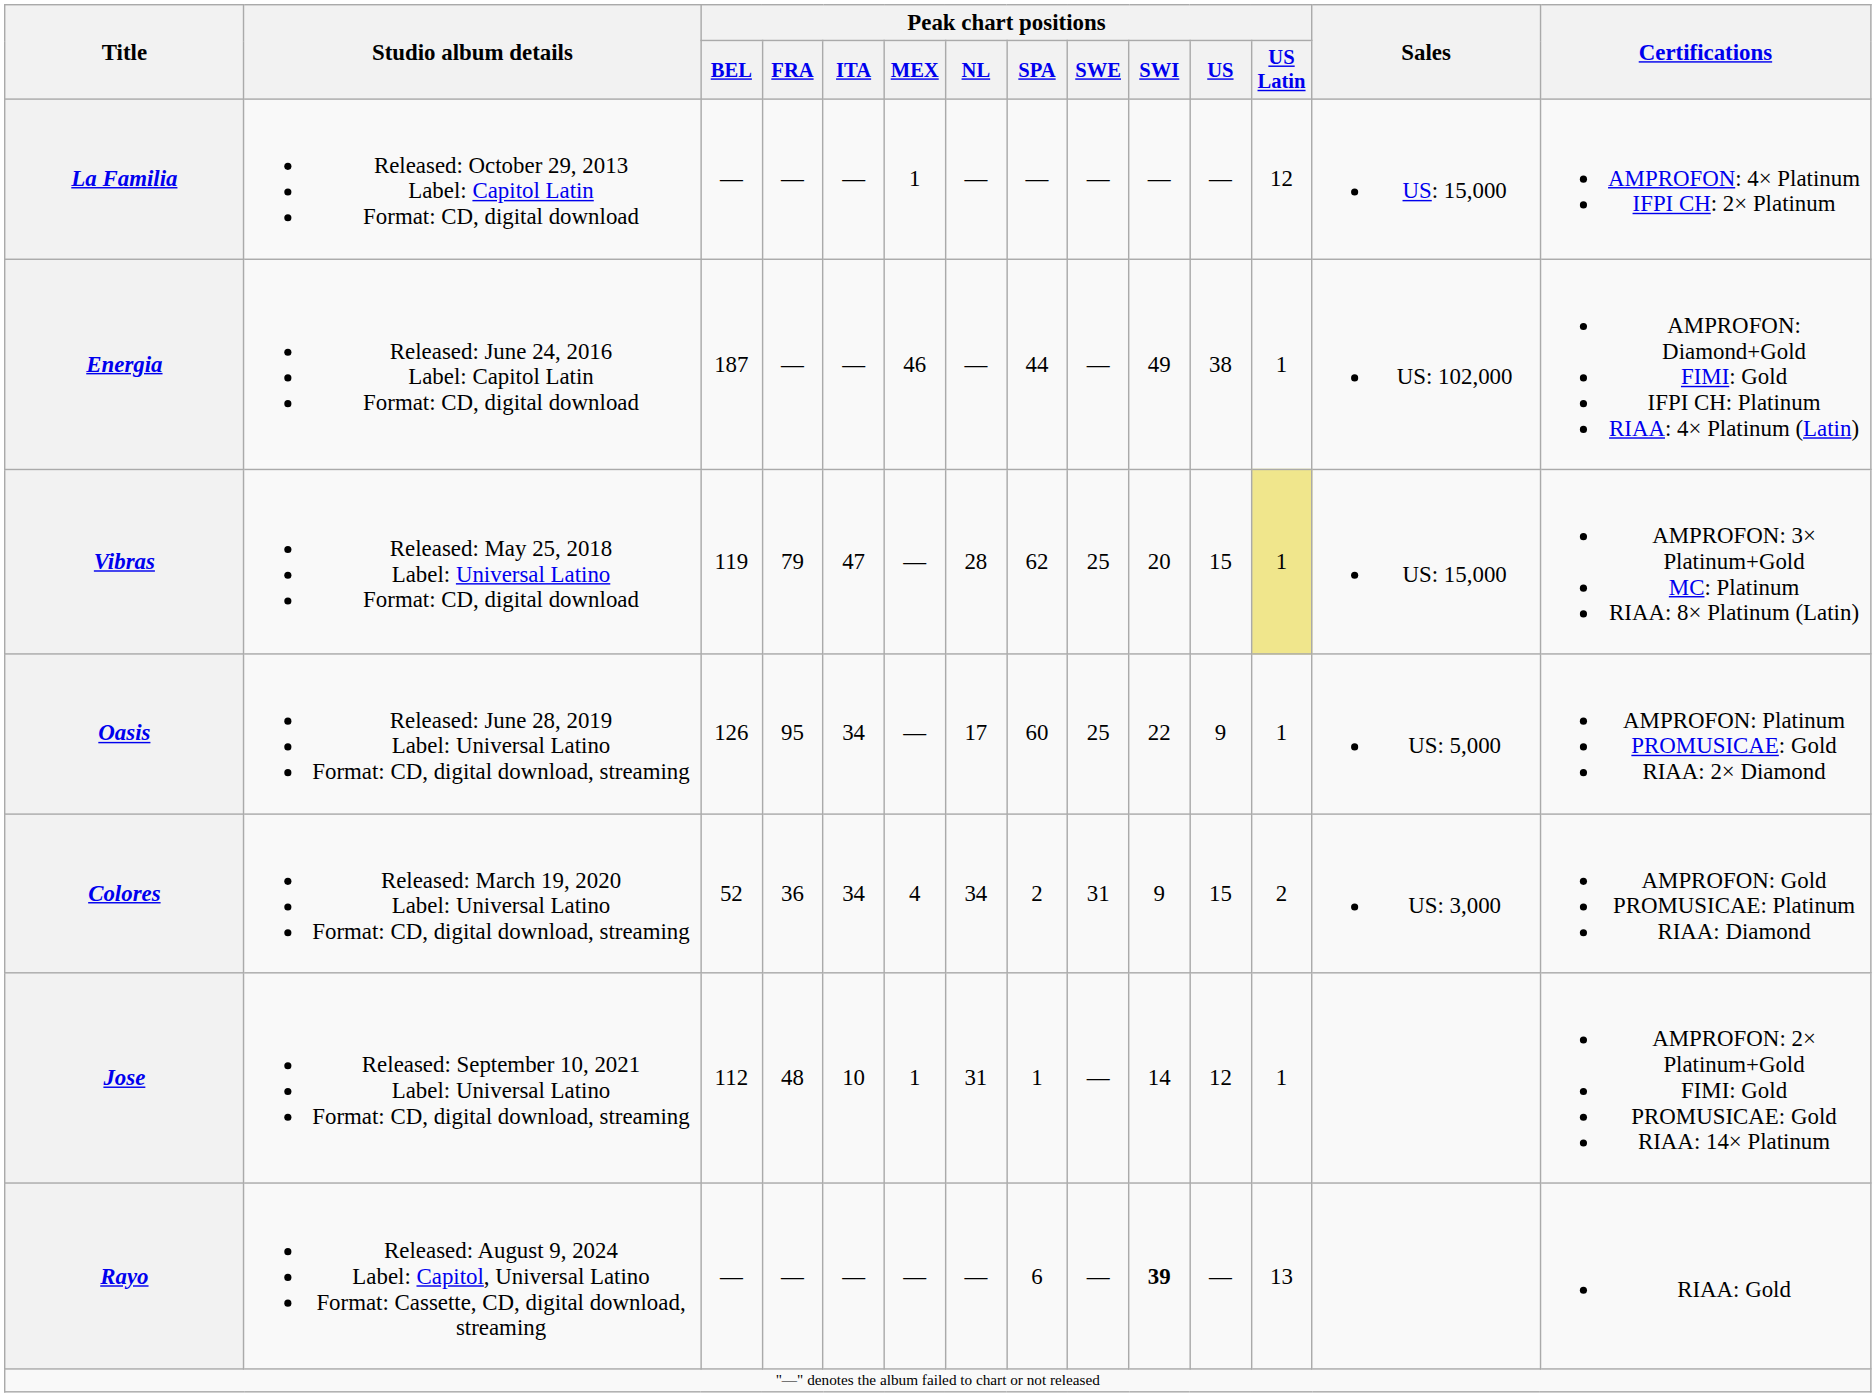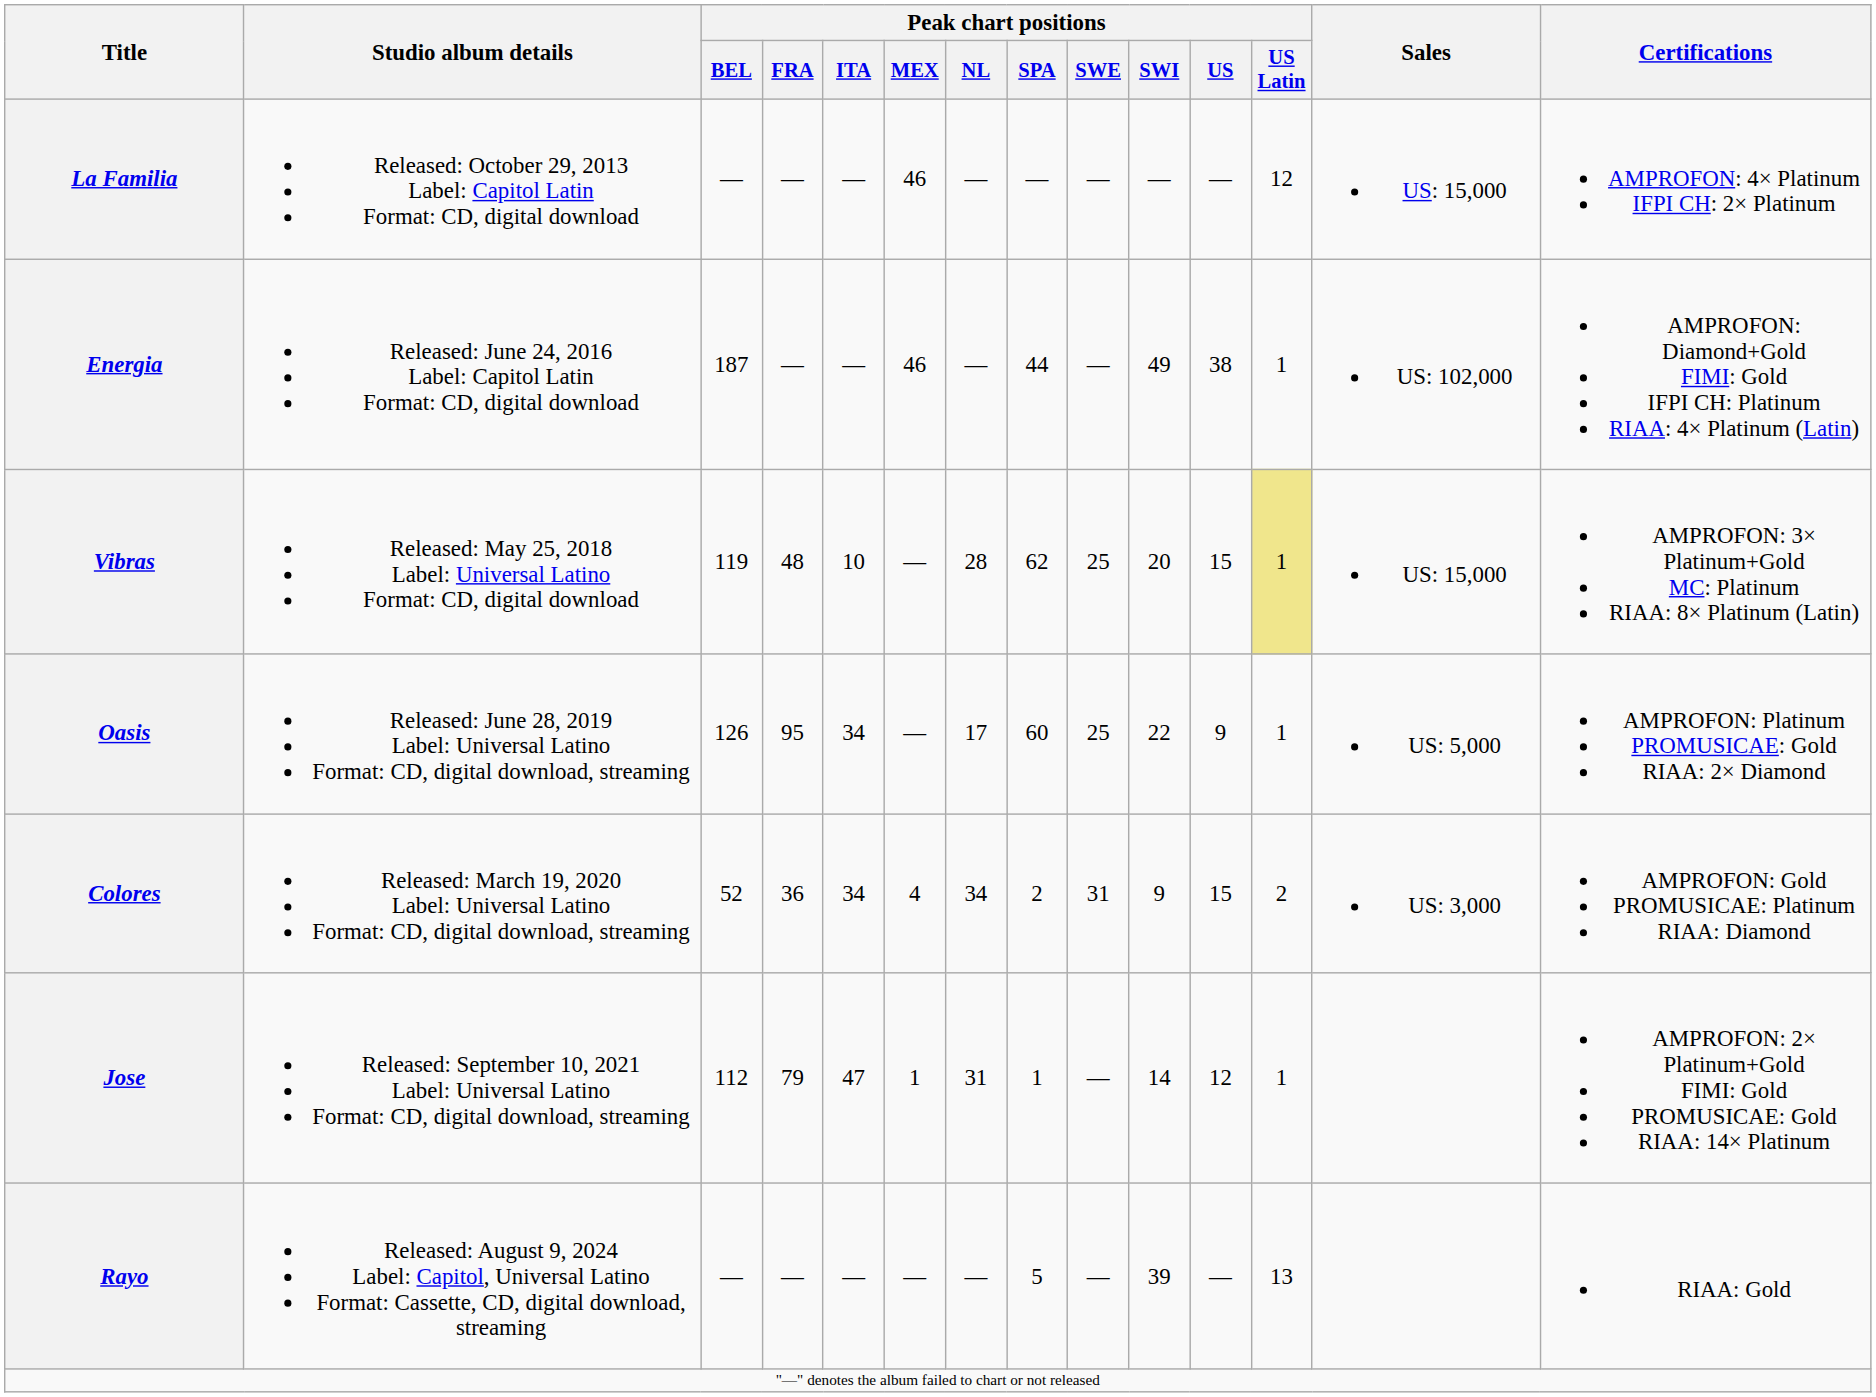(915, 178) 1 -> (915, 178) 46
(792, 561) 79 -> (792, 561) 48
(854, 561) 47 -> (854, 561) 10
(792, 1077) 48 -> (792, 1077) 79
(854, 1077) 10 -> (854, 1077) 47
(1037, 1275) 6 -> (1037, 1275) 5
(1159, 1275) bold -> (1159, 1275) normal
